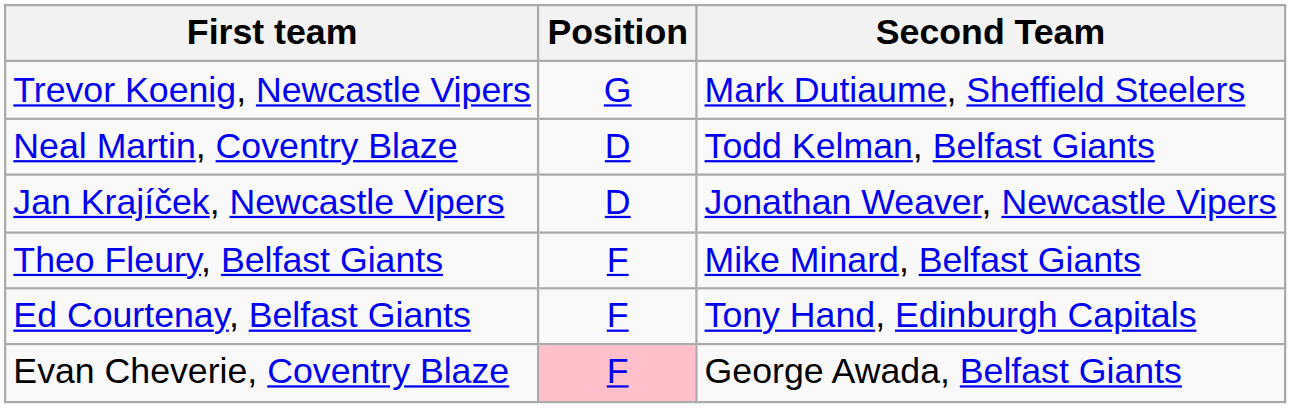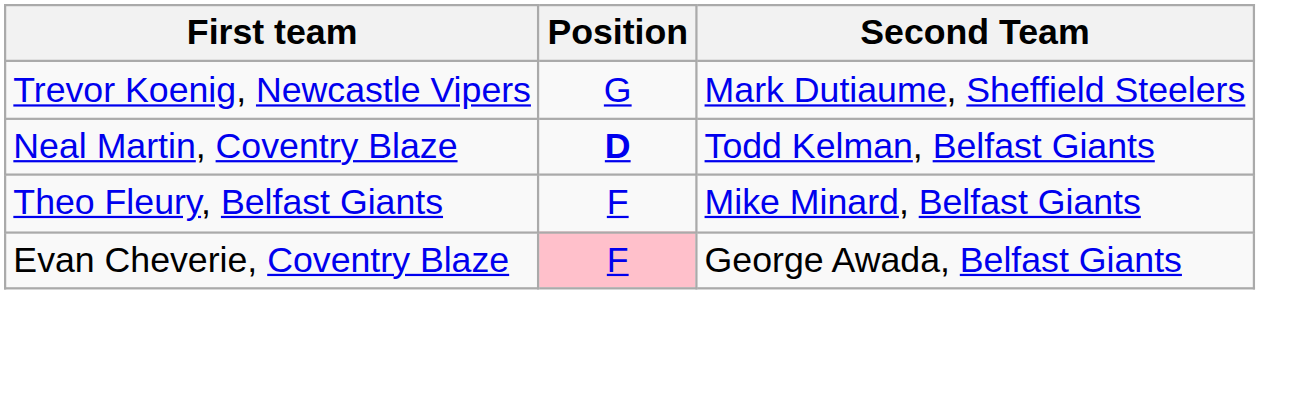(618, 145) normal -> (618, 145) bold
- row: (259, 202)
- row: (242, 315)
